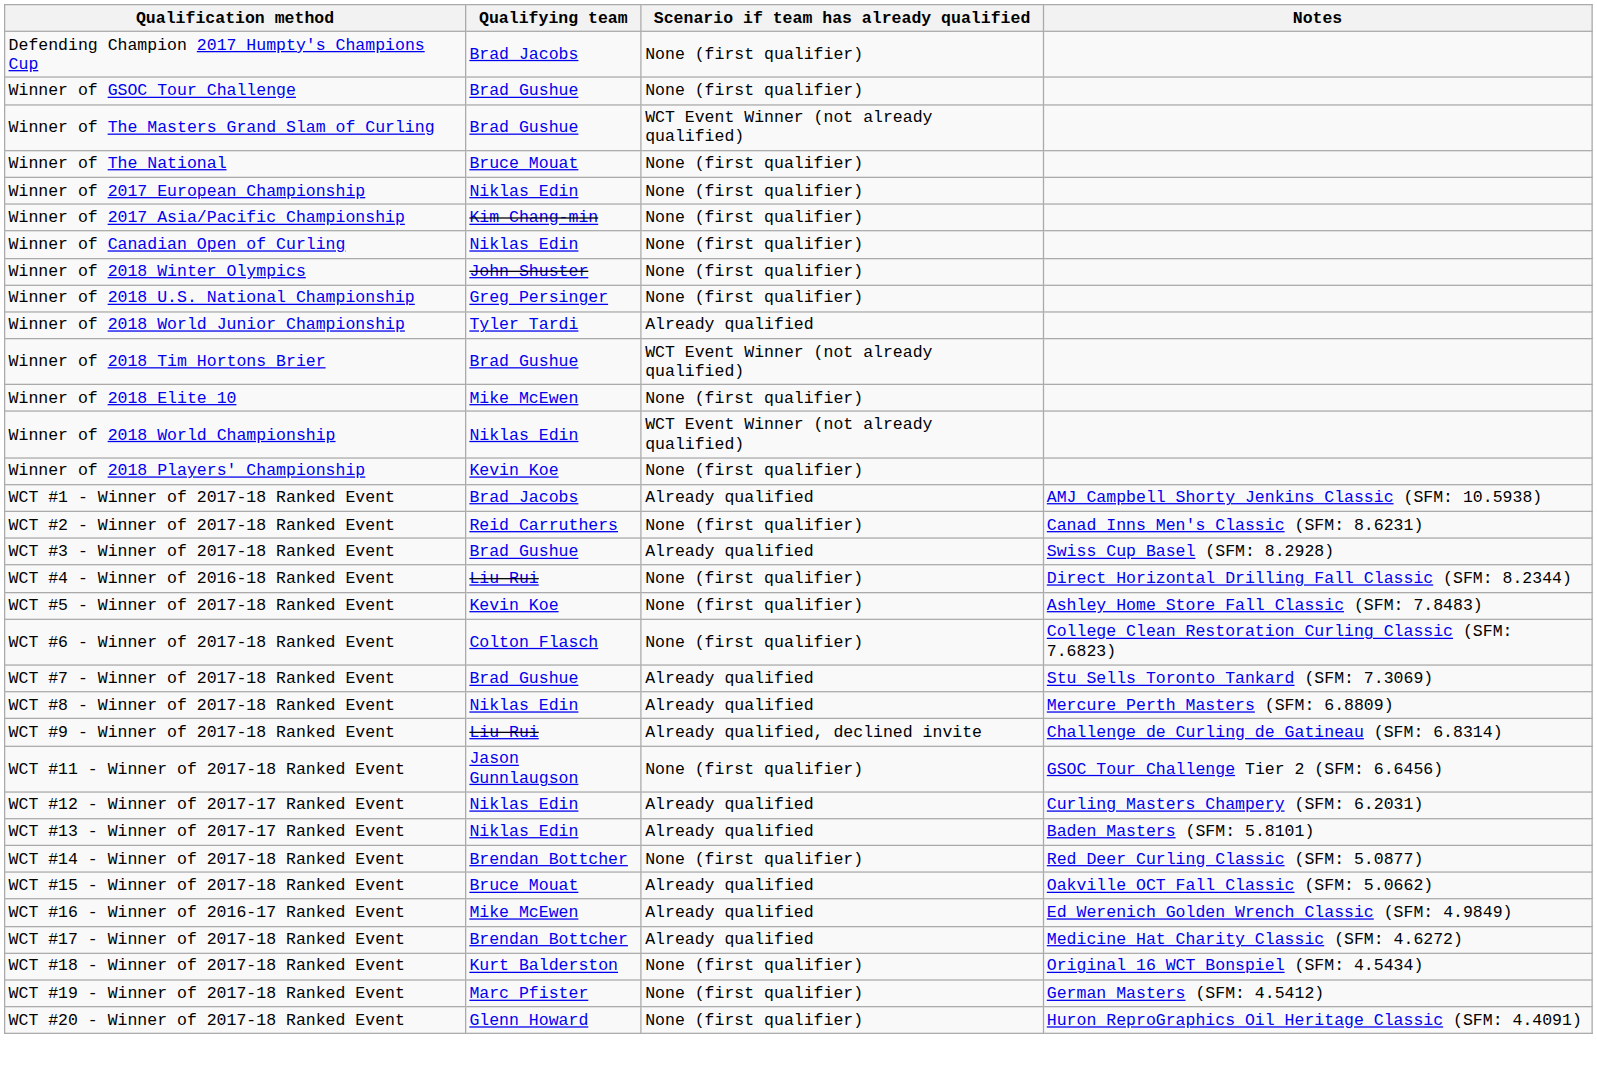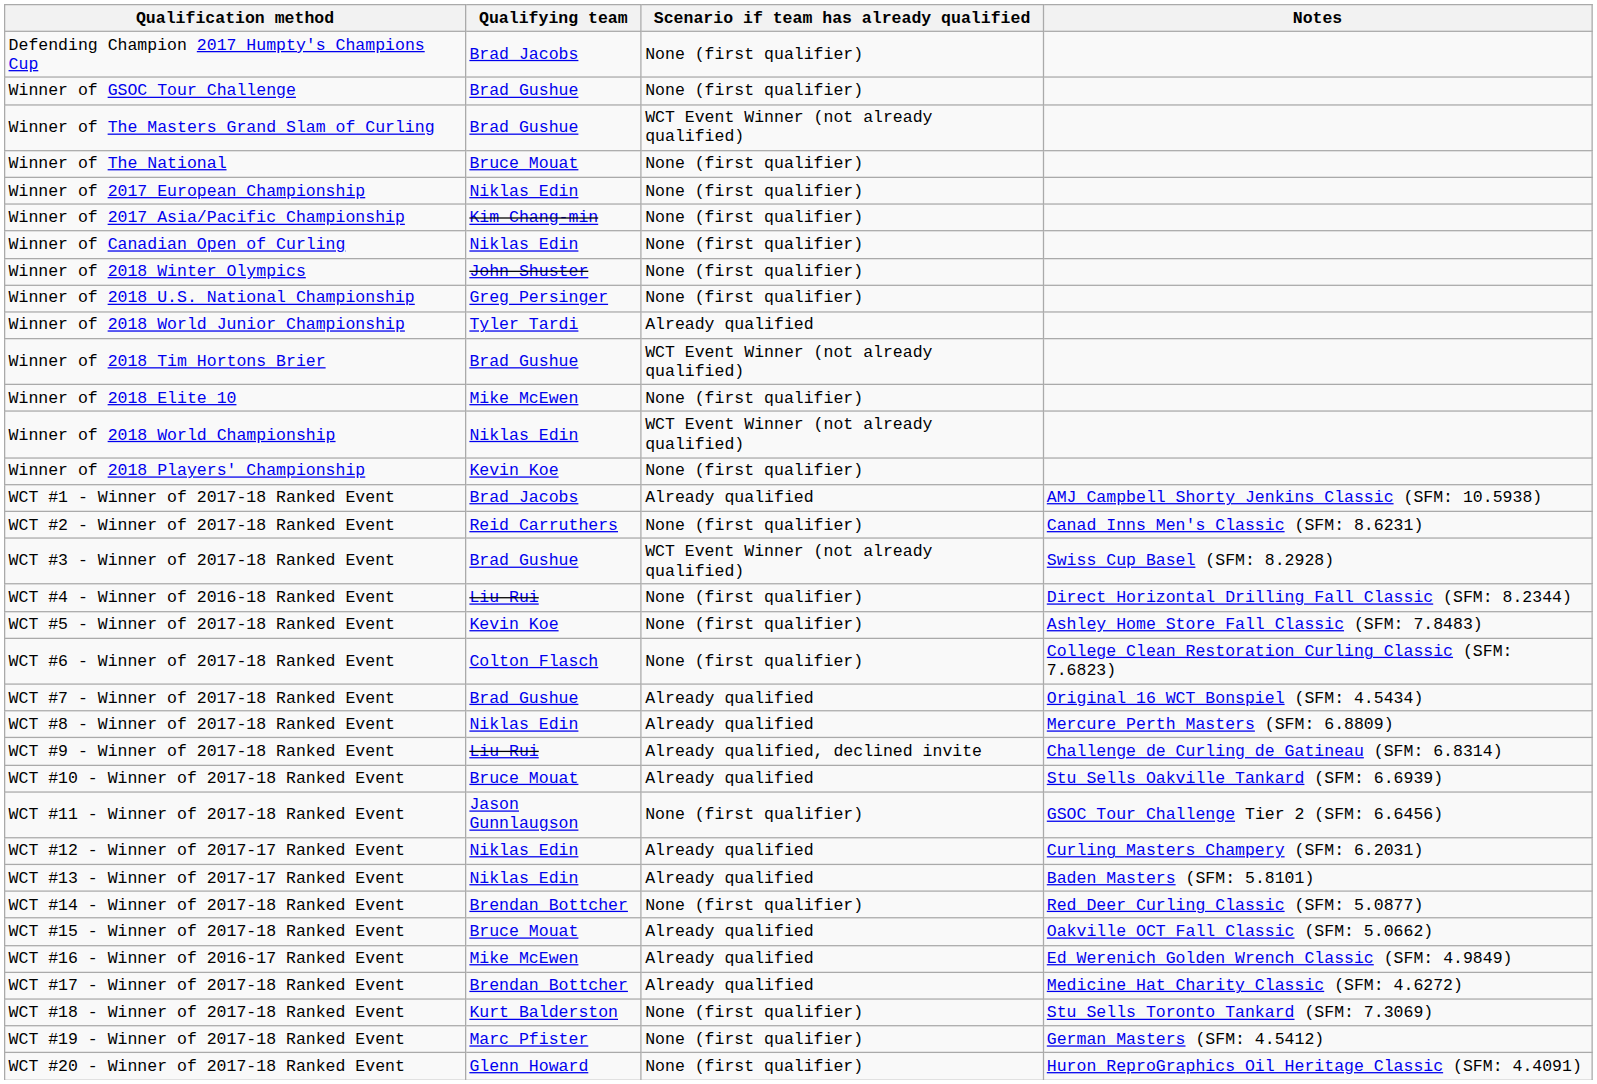(729, 552) Already qualified -> (789, 561) WCT Event Winner (not already qualified)
(1240, 678) Stu Sells Toronto Tankard (SFM: 7.3069) -> (1235, 697) Original 16 WCT Bonspiel (SFM: 4.5434)
+ row: (207, 778)
(1235, 967) Original 16 WCT Bonspiel (SFM: 4.5434) -> (1240, 1012) Stu Sells Toronto Tankard (SFM: 7.3069)
